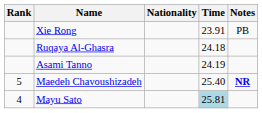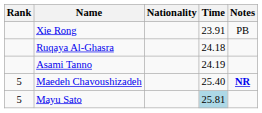(19, 99) 4 -> (19, 99) 5
